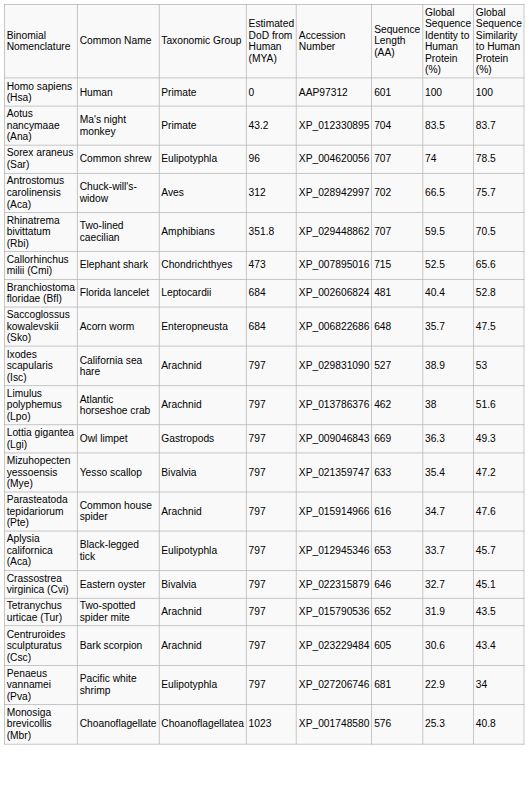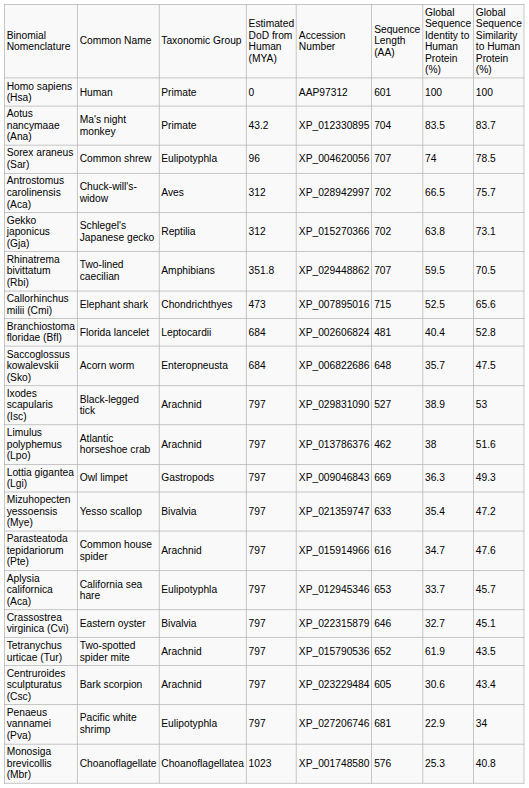+ row: (28, 232)
(111, 366) California sea hare -> (109, 405) Black-legged tick
(109, 551) Black-legged tick -> (111, 590) California sea hare
(435, 612) 31.9 -> (435, 651) 61.9
